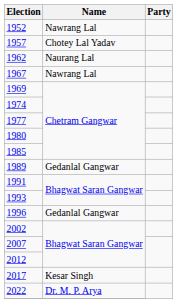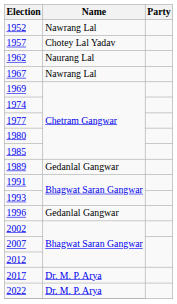(69, 275) Kesar Singh -> (73, 275) Dr. M. P. Arya
